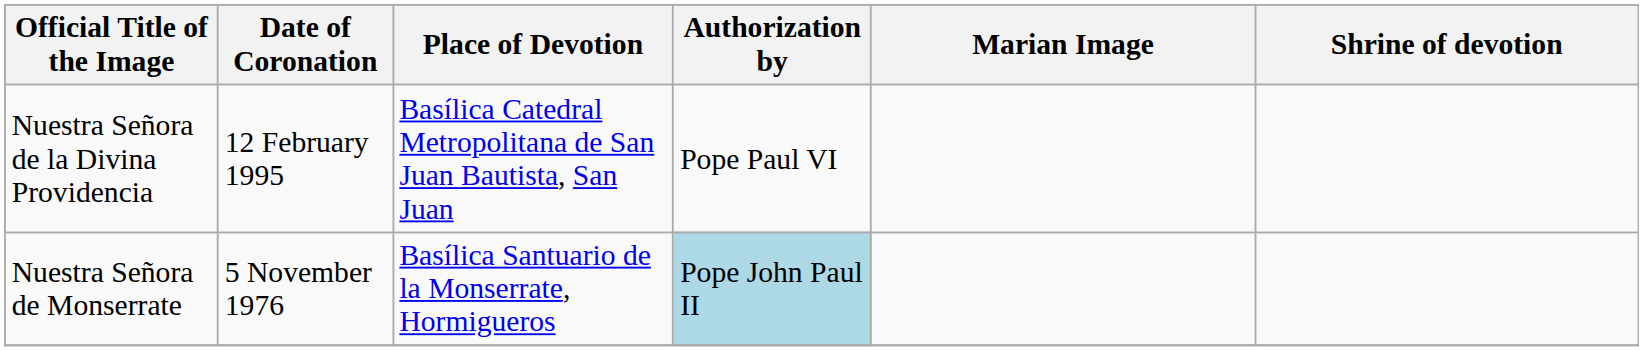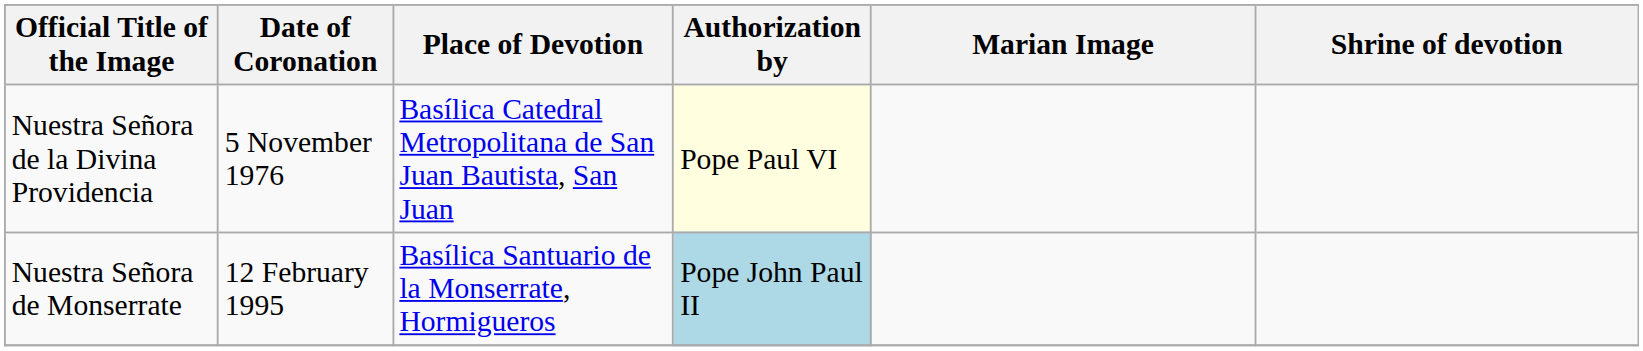(297, 158) 12 February 1995 -> (298, 158) 5 November 1976
(759, 158) no background -> (759, 158) lightyellow background
(298, 288) 5 November 1976 -> (297, 288) 12 February 1995
